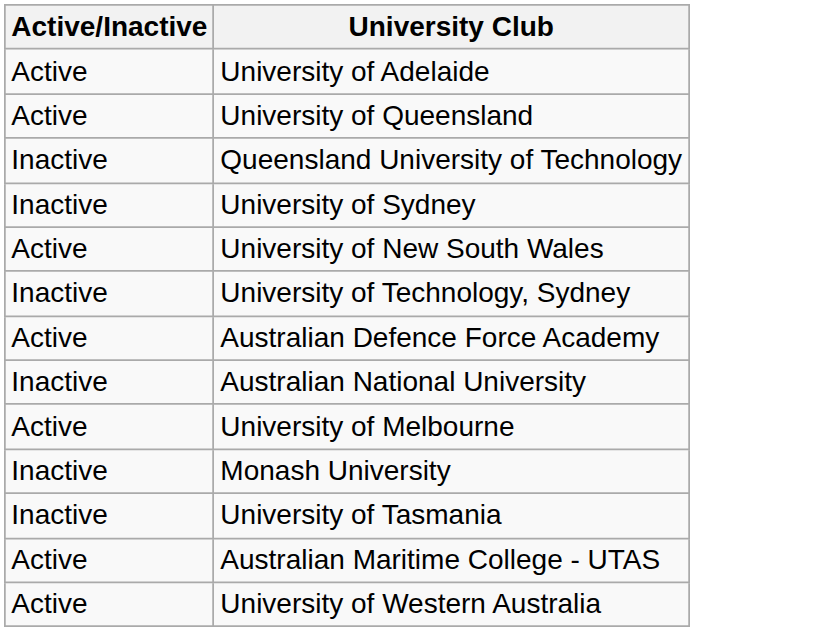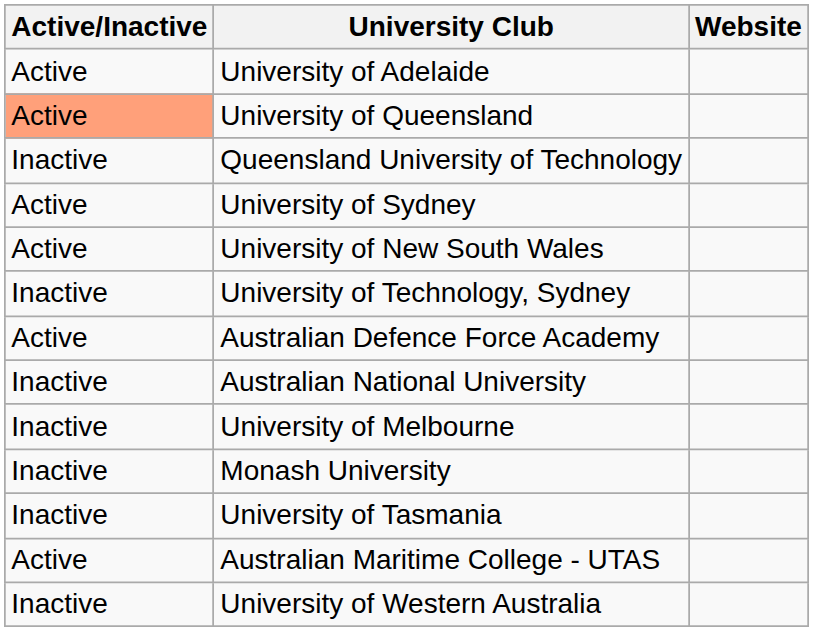+ column: (748, 26)
(49, 115) no background -> (49, 115) lightsalmon background
(60, 204) Inactive -> (49, 204) Active
(49, 426) Active -> (60, 426) Inactive
(49, 603) Active -> (60, 603) Inactive
